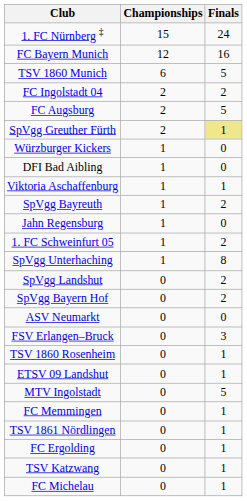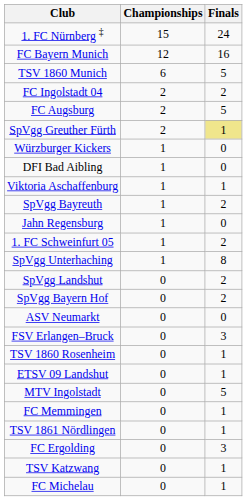(223, 448) 1 -> (223, 448) 3
